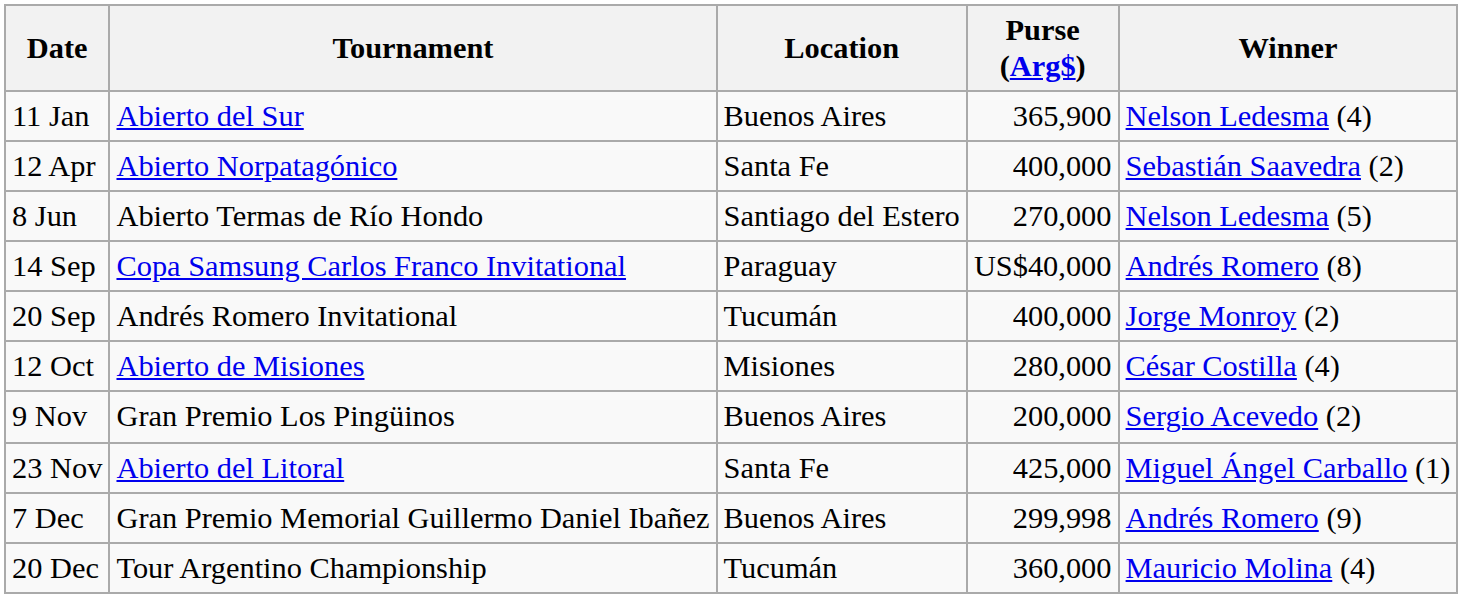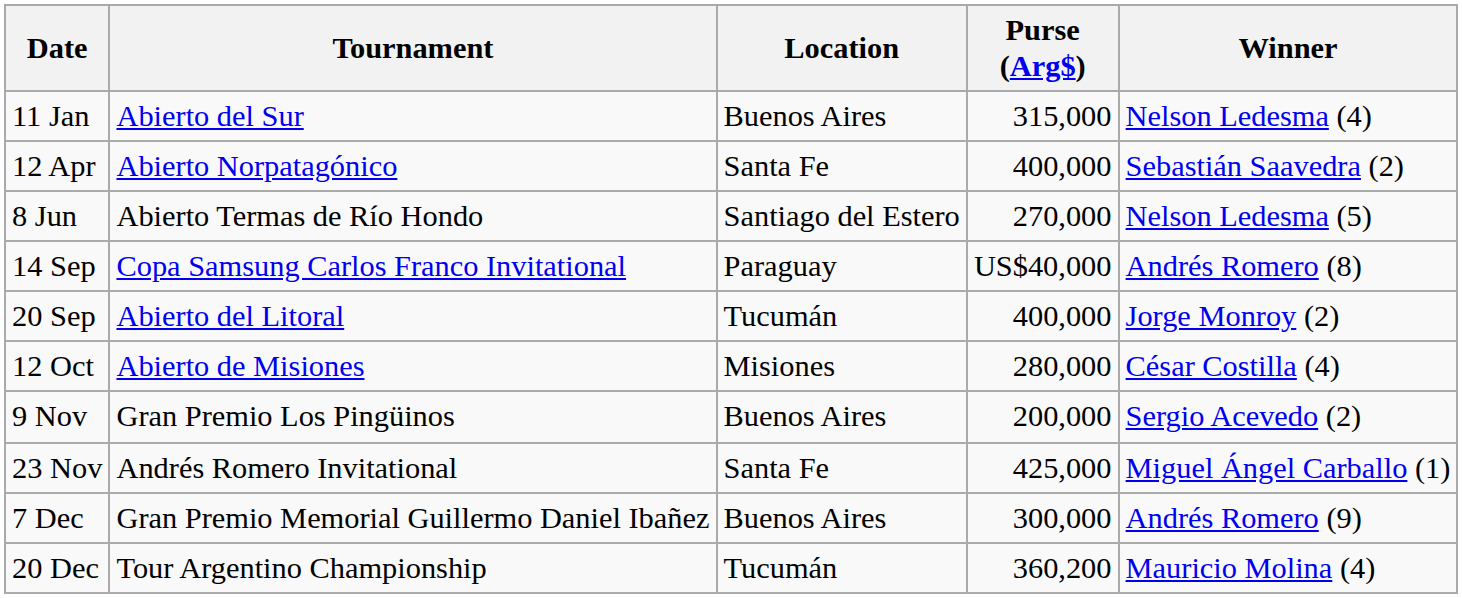(1062, 115) 365,900 -> (1062, 115) 315,000
(287, 316) Andrés Romero Invitational -> (230, 316) Abierto del Litoral
(230, 466) Abierto del Litoral -> (287, 466) Andrés Romero Invitational
(1062, 516) 299,998 -> (1062, 516) 300,000
(1062, 566) 360,000 -> (1062, 566) 360,200
